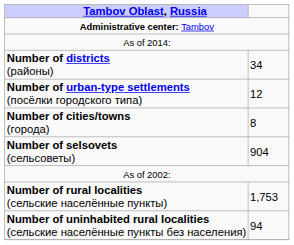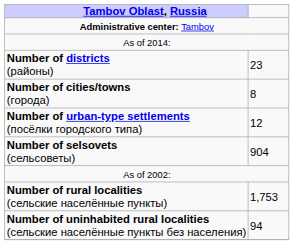(256, 65) 34 -> (256, 65) 23
rows swapped: (69, 122) <-> (98, 94)
